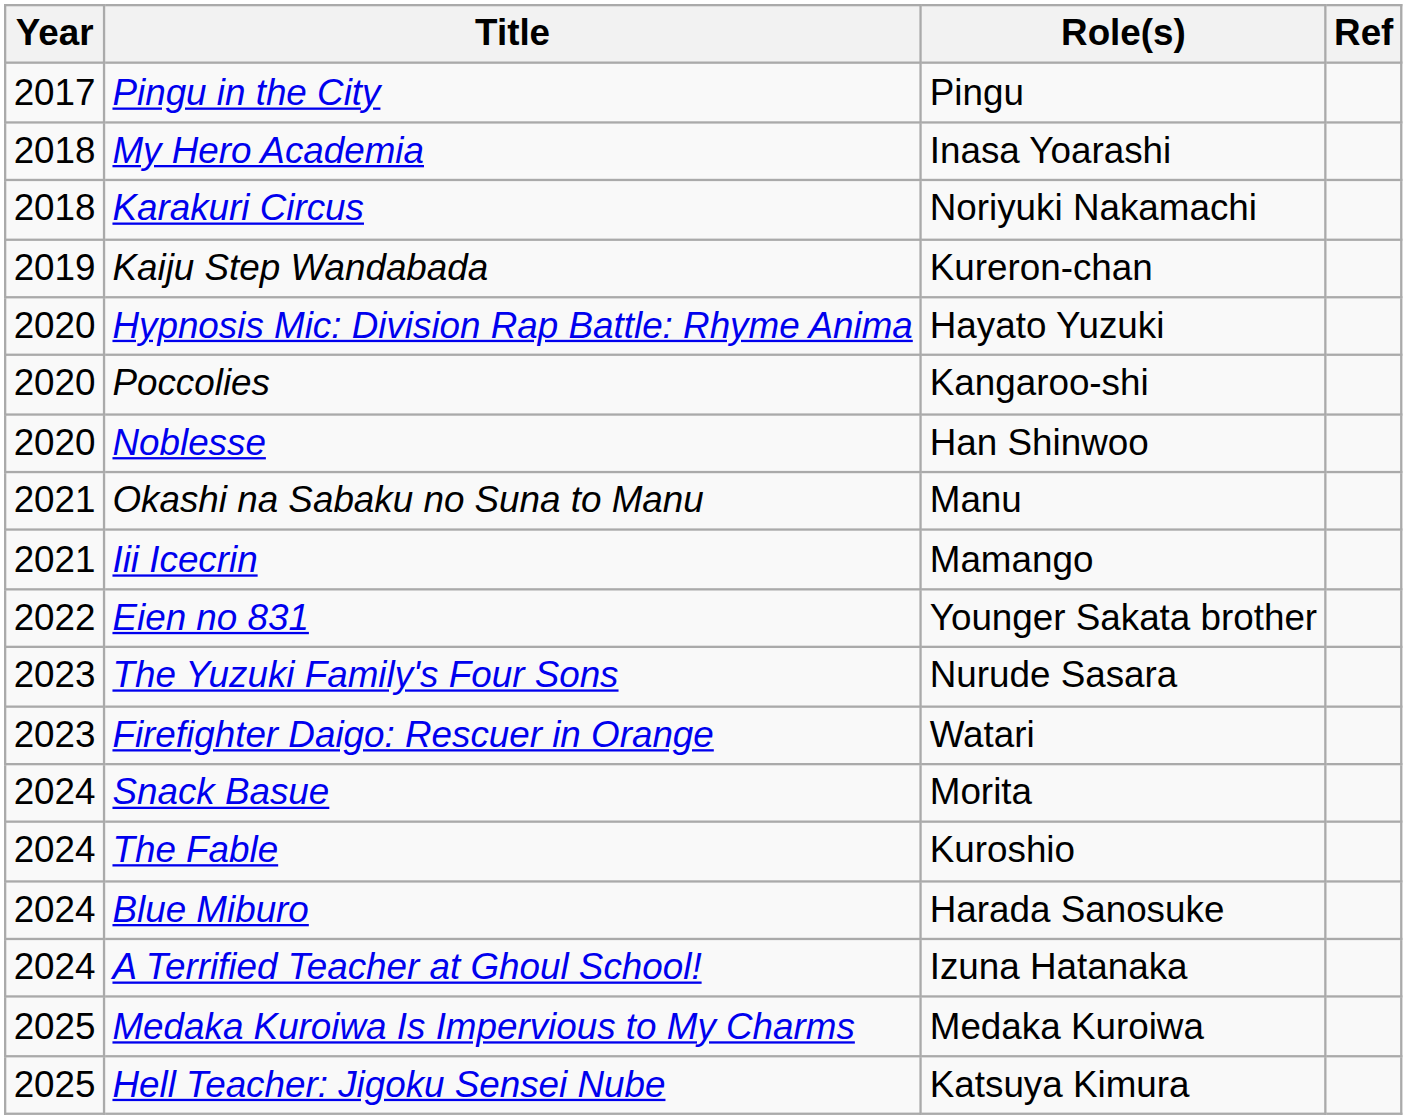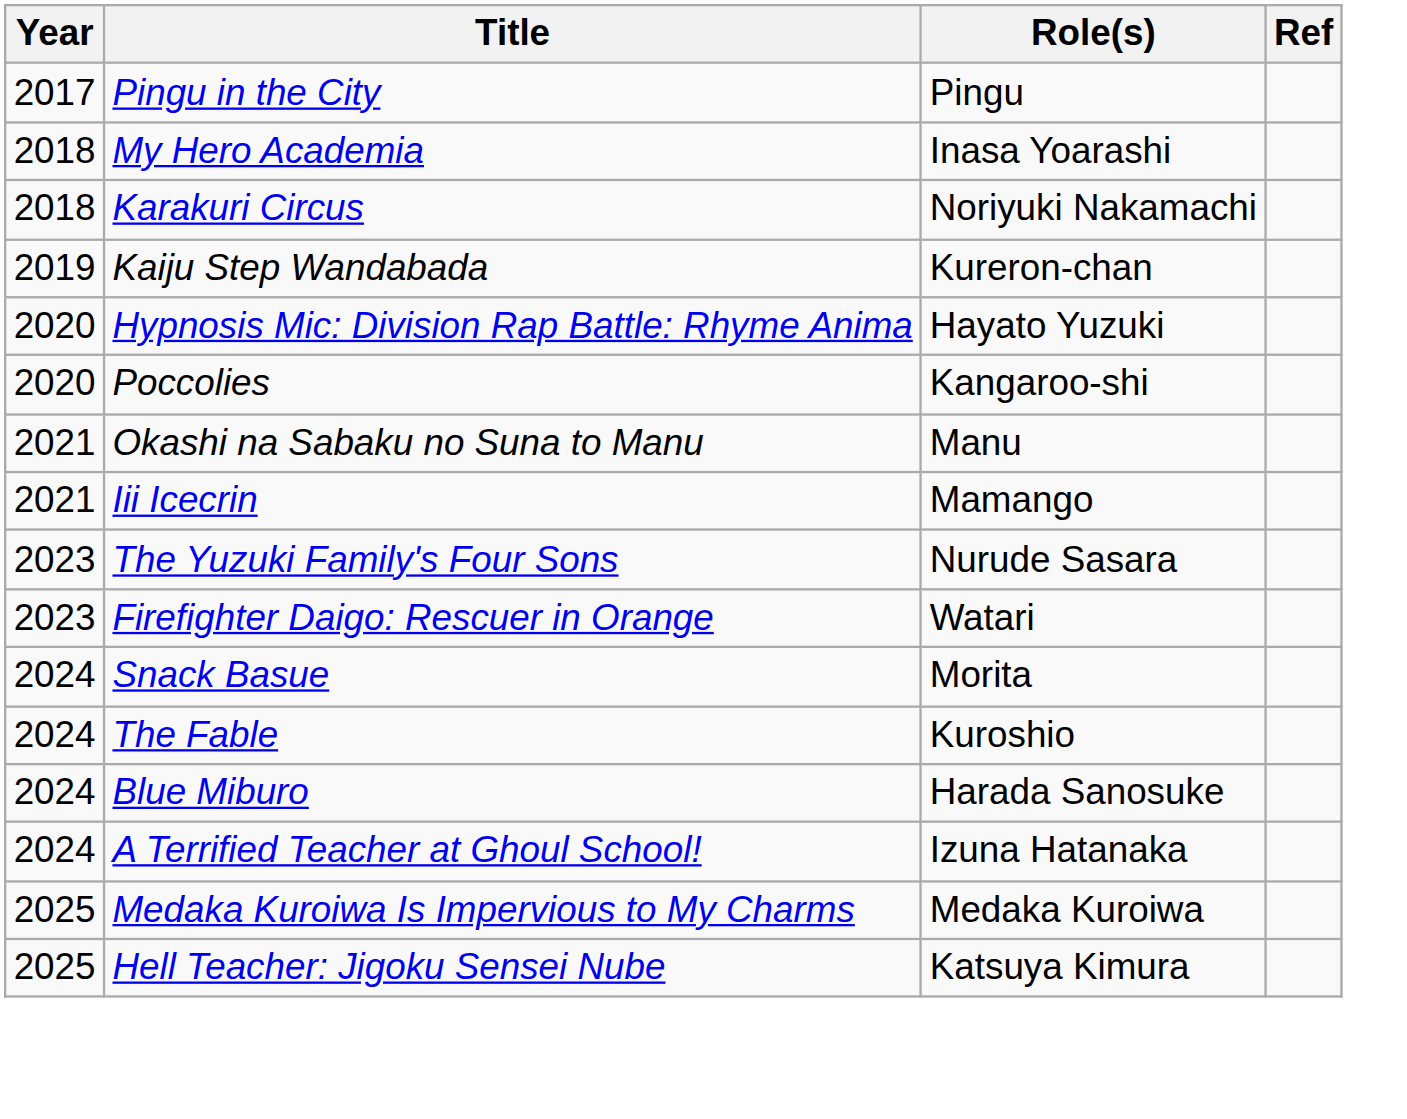- row: (189, 442)
- row: (211, 617)
